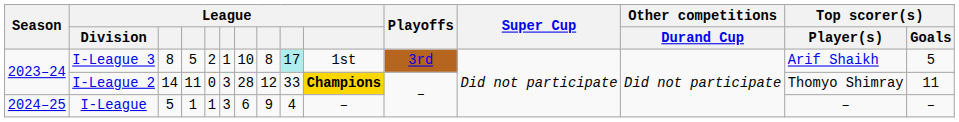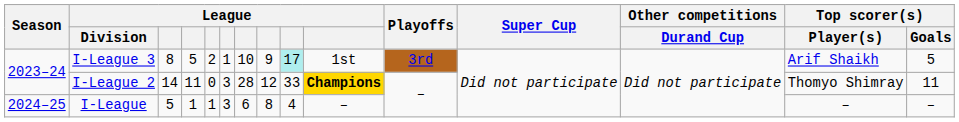(269, 61) 8 -> (269, 61) 9
(269, 106) 9 -> (269, 106) 8
